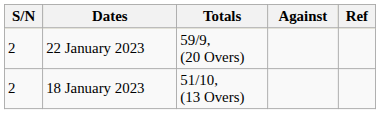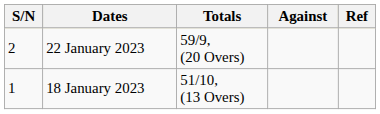(12, 88) 2 -> (12, 88) 1
